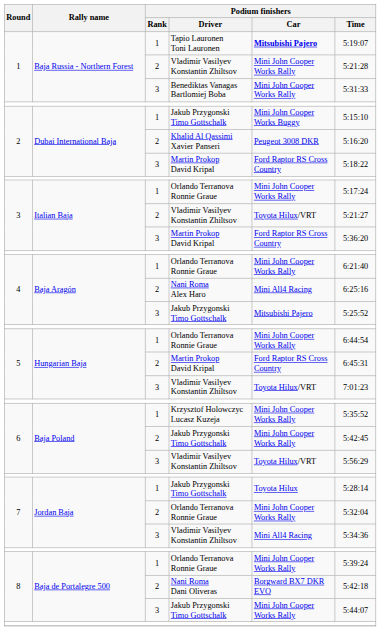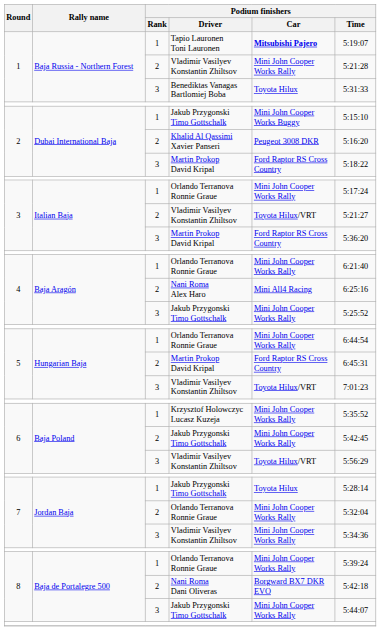(284, 90) Mini John Cooper Works Rally -> (276, 90) Toyota Hilux
(283, 312) Mitsubishi Pajero -> (284, 312) Mini John Cooper Works Rally
(283, 535) Mini All4 Racing -> (284, 535) Mini John Cooper Works Rally
